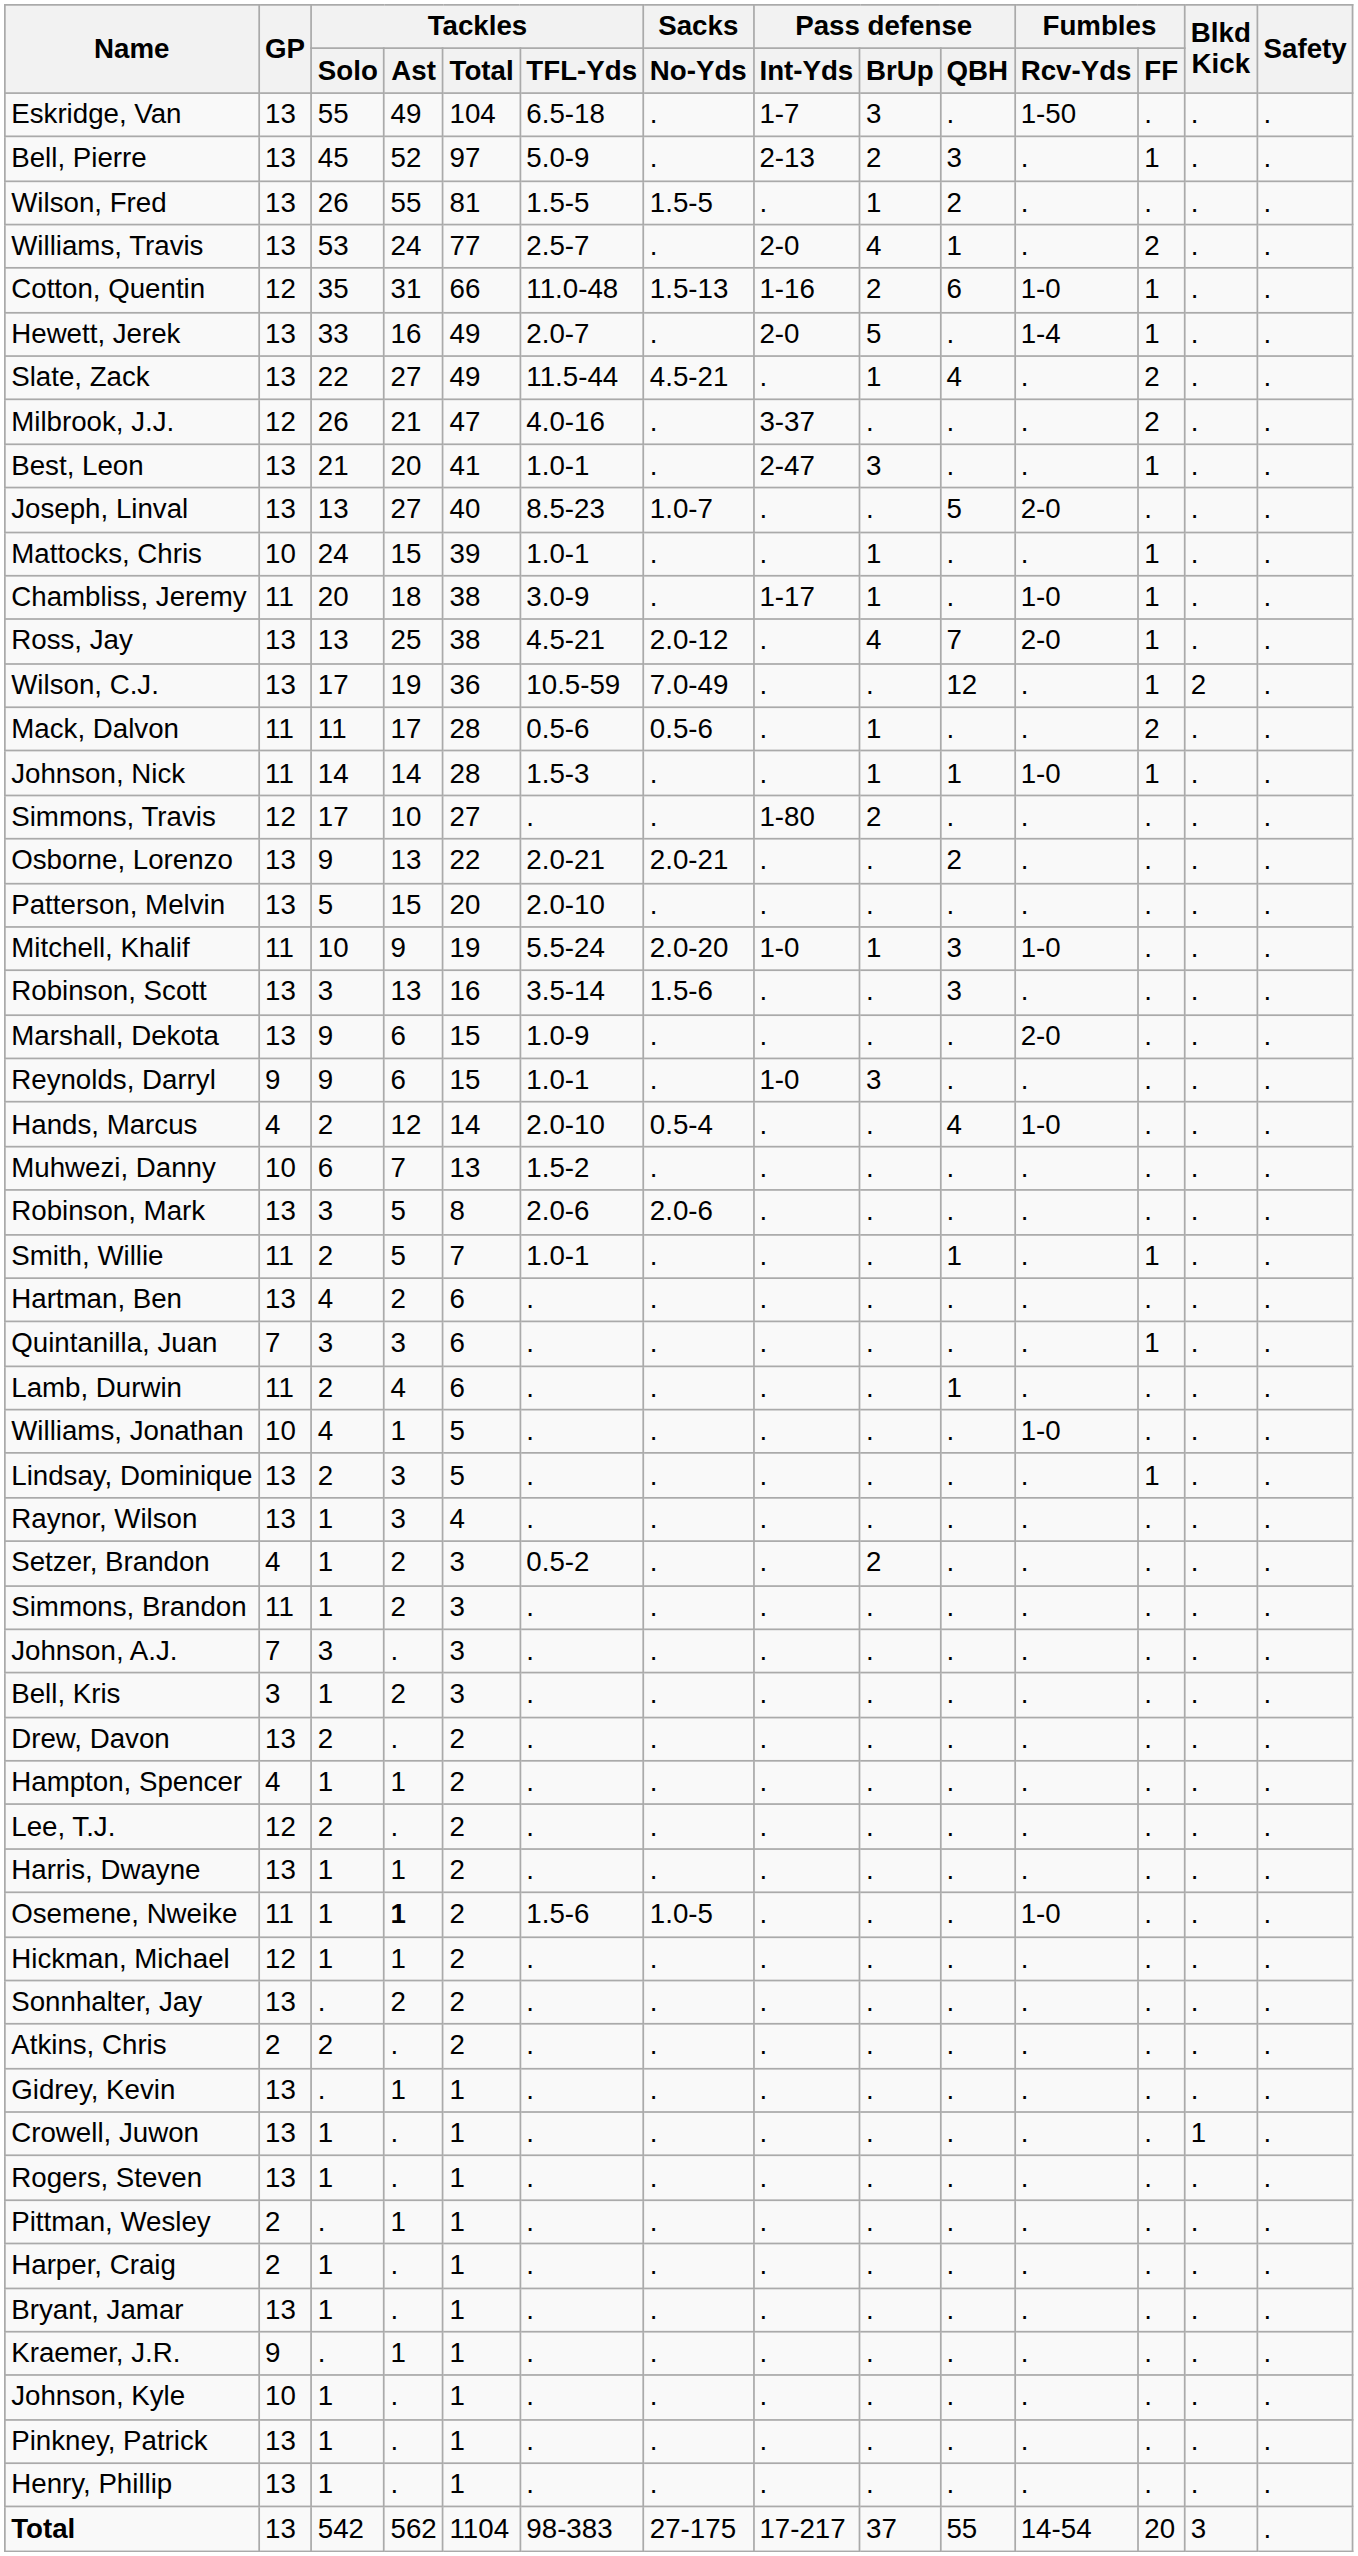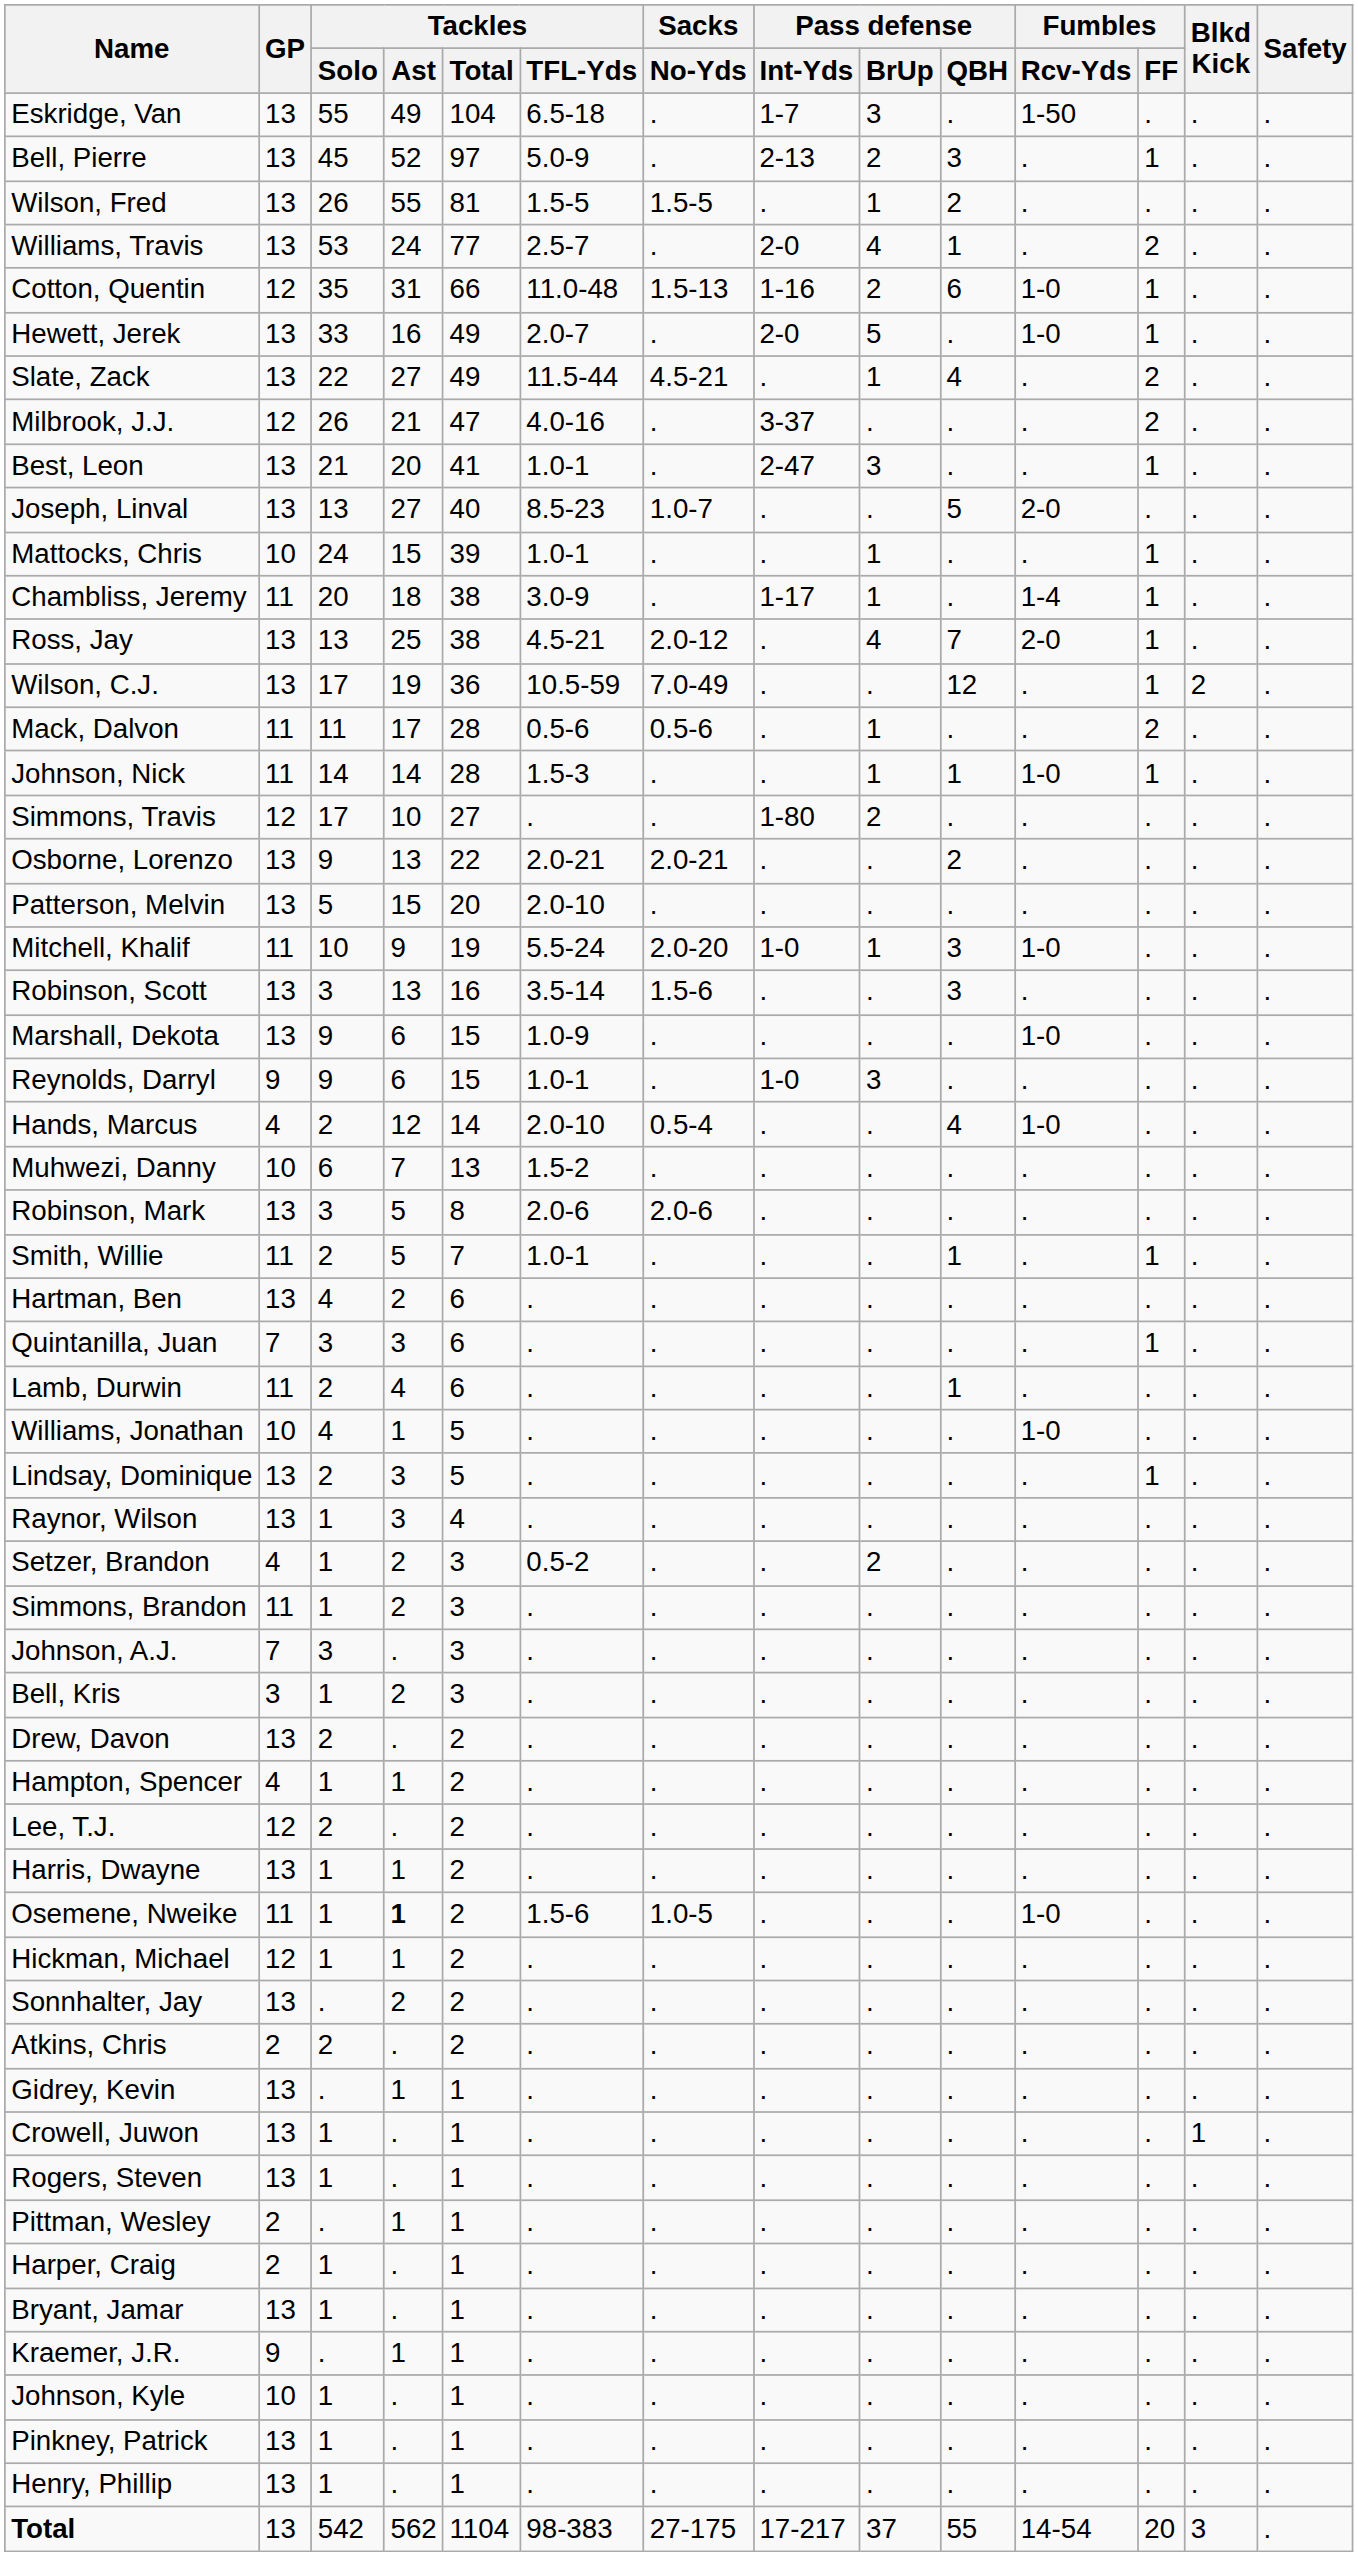(1041, 333) 1-4 -> (1041, 333) 1-0
(1041, 597) 1-0 -> (1041, 597) 1-4
(1041, 1036) 2-0 -> (1041, 1036) 1-0
